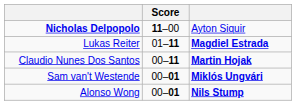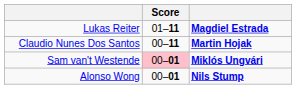- row: (93, 29)
(165, 76) no background -> (165, 60) pink background
